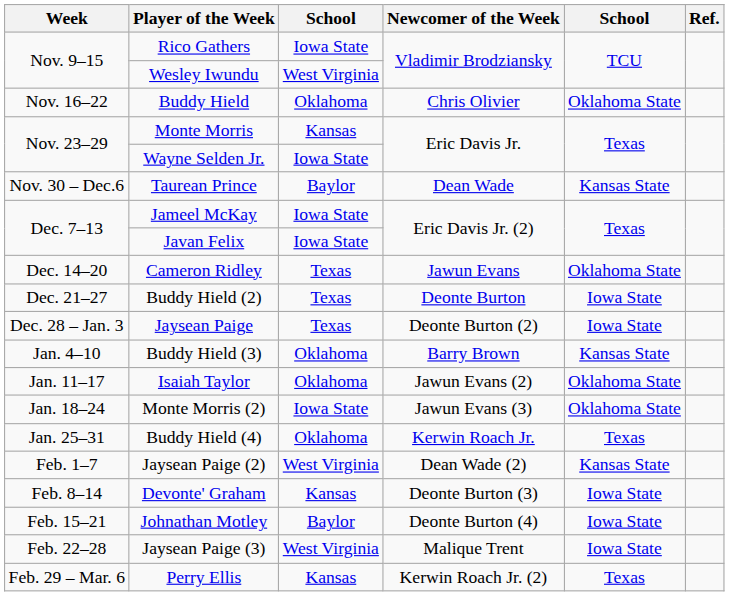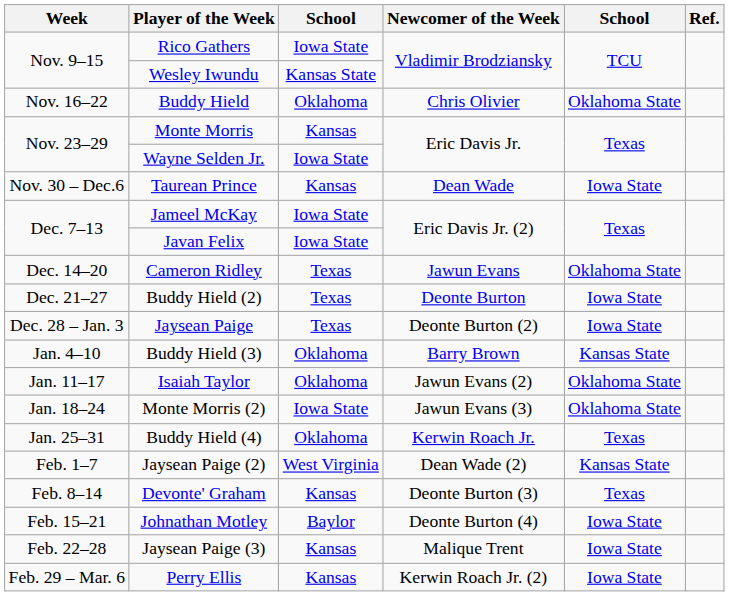(331, 74) West Virginia -> (331, 74) Kansas State
(331, 185) Baylor -> (331, 185) Kansas
(624, 185) Kansas State -> (624, 185) Iowa State
(624, 492) Iowa State -> (624, 492) Texas
(331, 548) West Virginia -> (331, 548) Kansas
(624, 576) Texas -> (624, 576) Iowa State
